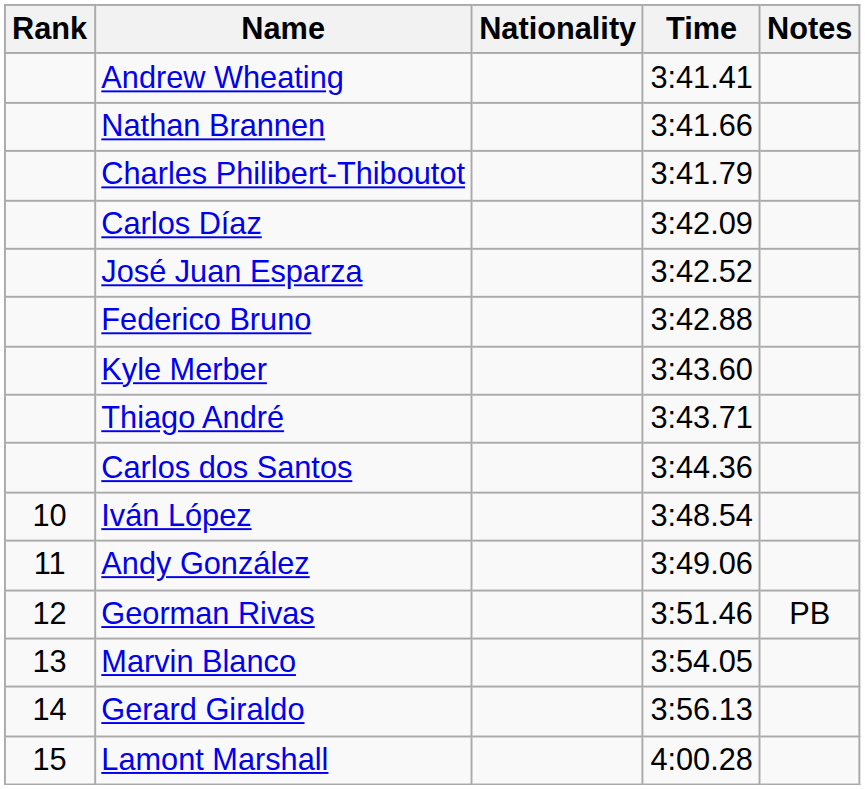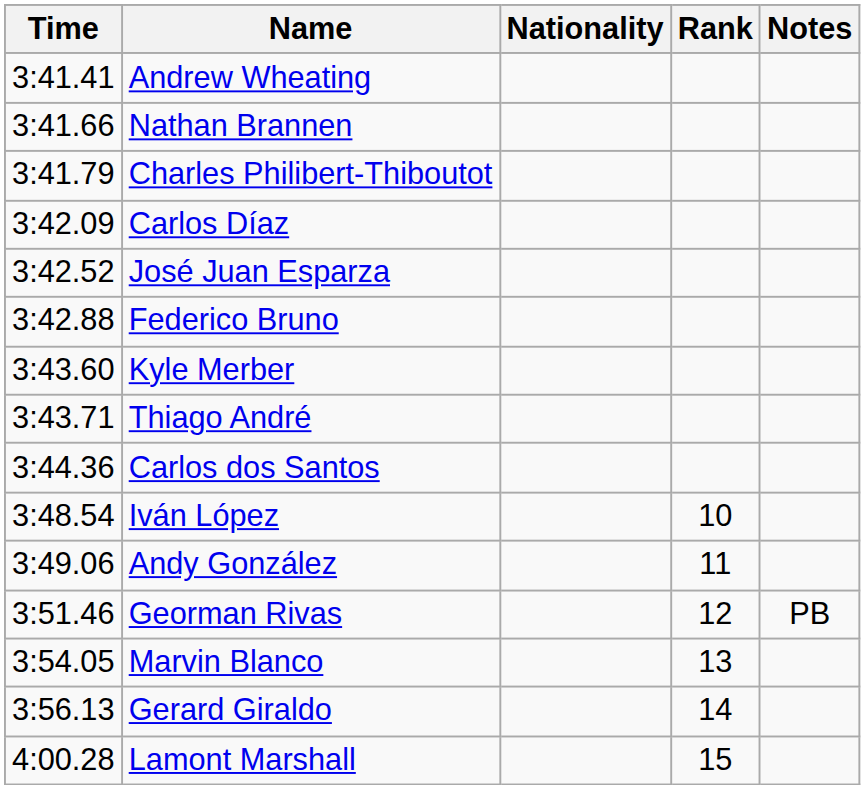columns swapped: (50, 28) <-> (702, 28)
